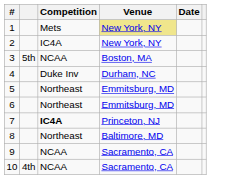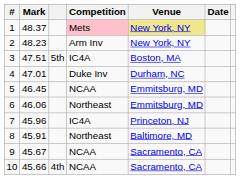+ column: (34, 12)
(51, 27) no background -> (79, 27) pink background
(51, 43) IC4A -> (86, 43) Arm Inv
(54, 58) NCAA -> (80, 58) IC4A
(61, 89) Northeast -> (82, 89) NCAA
(51, 120) bold -> (80, 120) normal
